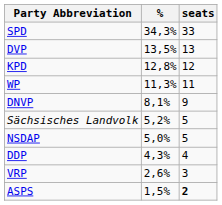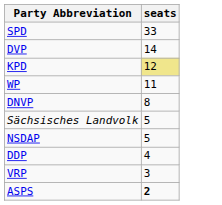- column: (160, 13)
(188, 49) 13 -> (150, 49) 14
(188, 67) no background -> (150, 67) khaki background
(185, 102) 9 -> (147, 102) 8
